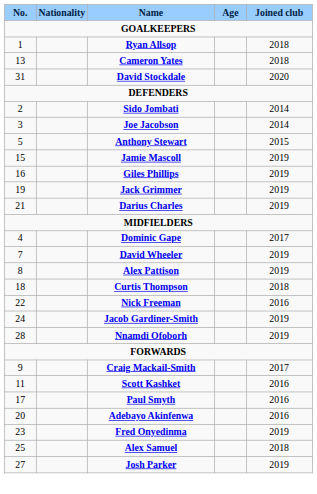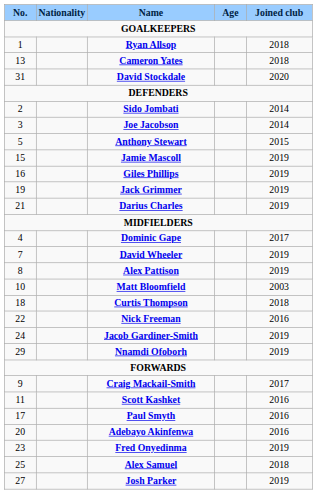+ row: (151, 287)
(20, 335) 28 -> (20, 352) 29
